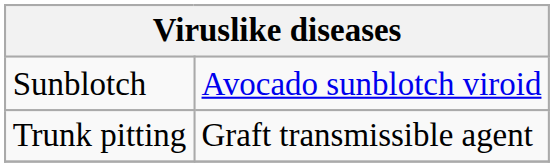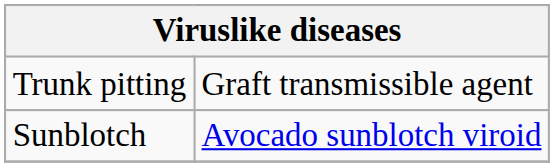rows swapped: (79, 82) <-> (99, 135)
